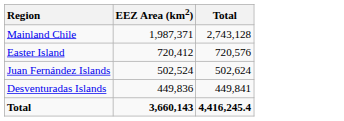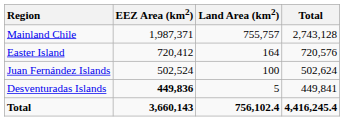+ column: (239, 14)
(175, 89) normal -> (175, 89) bold
